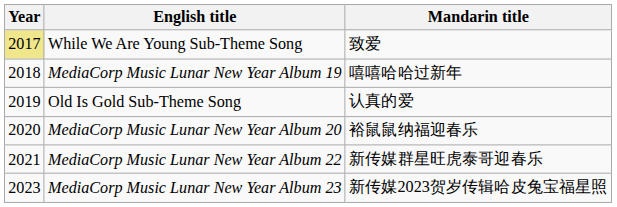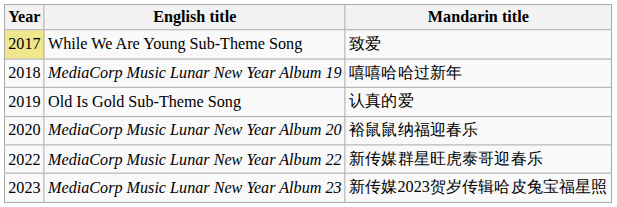(24, 159) 2021 -> (24, 159) 2022
